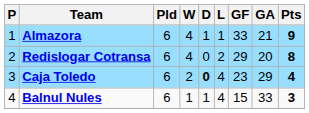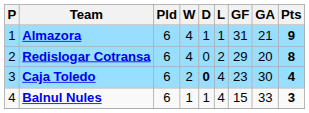(240, 35) 33 -> (240, 35) 31
(265, 77) 29 -> (265, 77) 30
